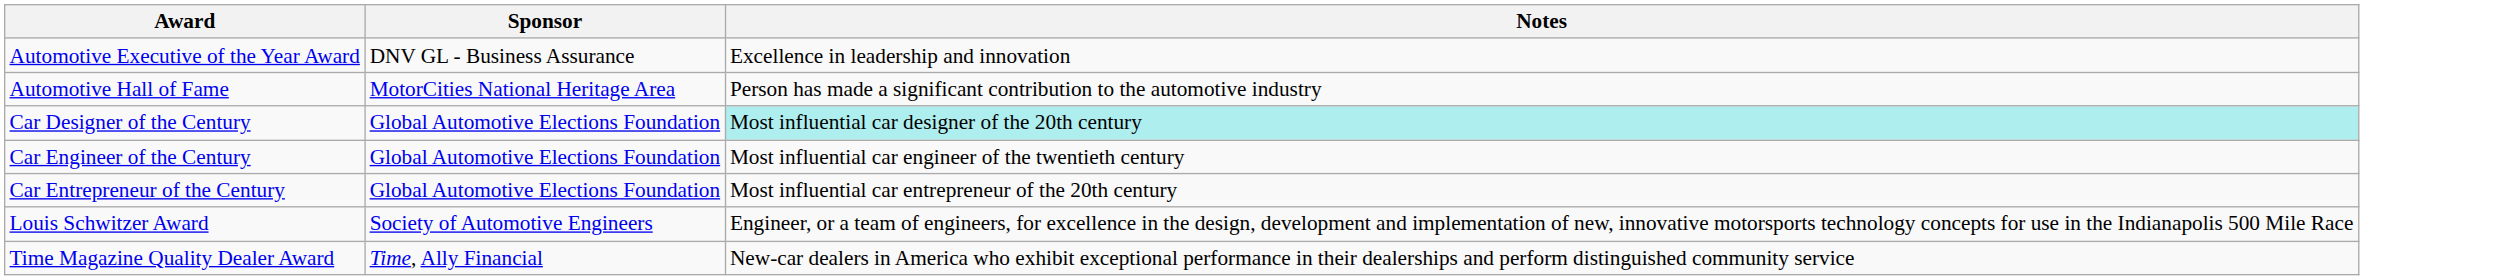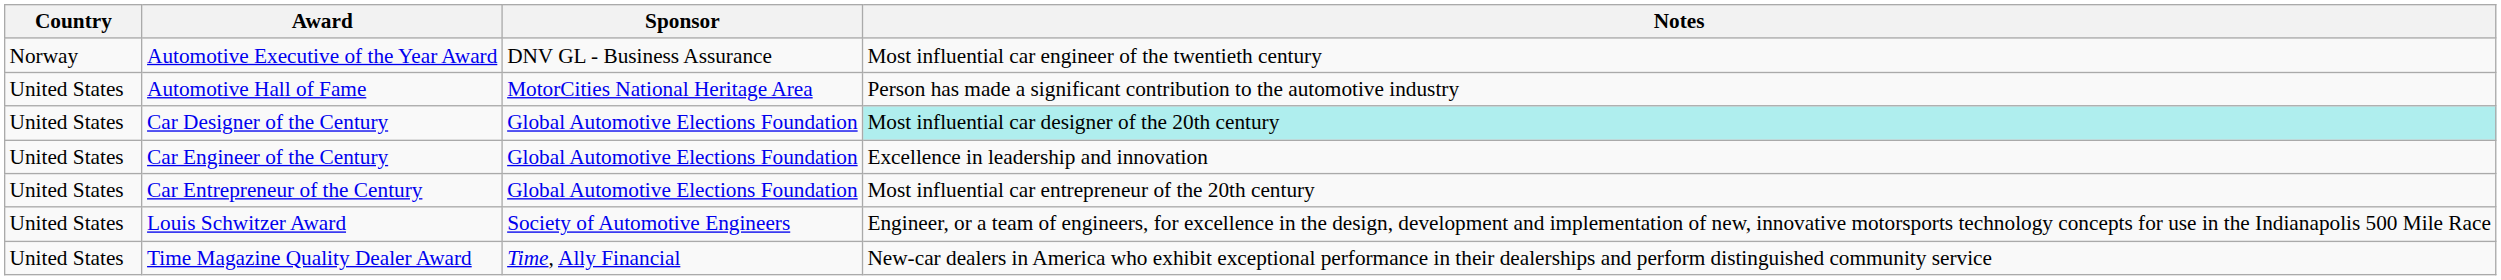+ column: (73, 21)
(900, 55) Excellence in leadership and innovation -> (1095, 55) Most influential car engineer of the twentieth century
(957, 156) Most influential car engineer of the twentieth century -> (1038, 156) Excellence in leadership and innovation
